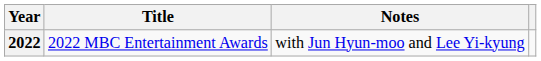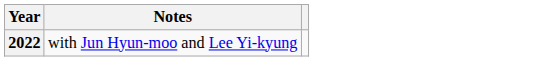- column: (158, 17)
